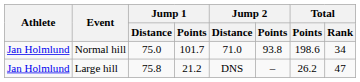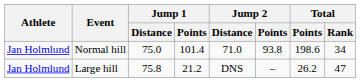(192, 50) 101.7 -> (192, 50) 101.4
